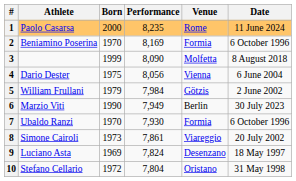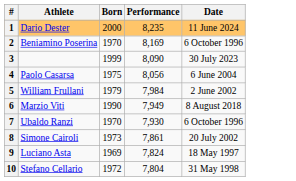- column: (205, 12)
(47, 28) Paolo Casarsa -> (45, 28) Dario Dester
(260, 59) 8 August 2018 -> (214, 59) 30 July 2023
(45, 75) Dario Dester -> (47, 75) Paolo Casarsa
(260, 106) 30 July 2023 -> (214, 106) 8 August 2018
